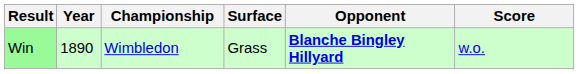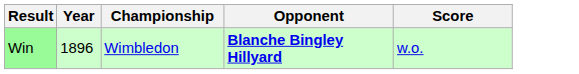- column: (255, 16)
(77, 48) 1890 -> (77, 48) 1896
